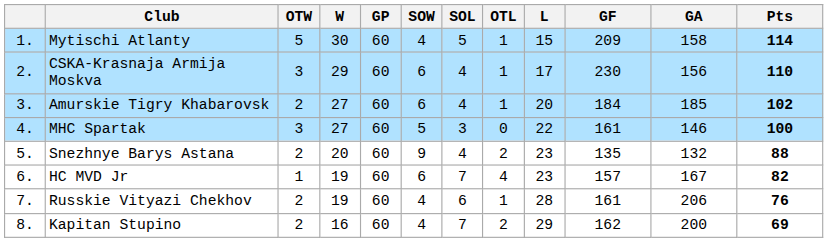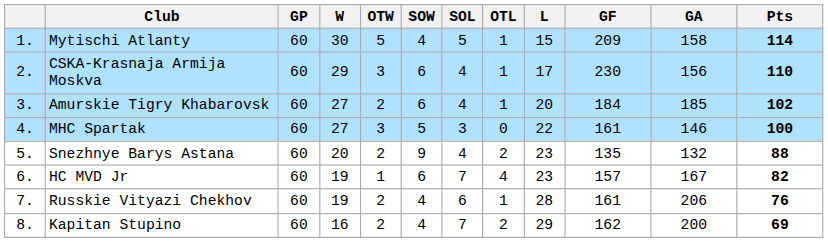columns swapped: (381, 17) <-> (299, 17)
